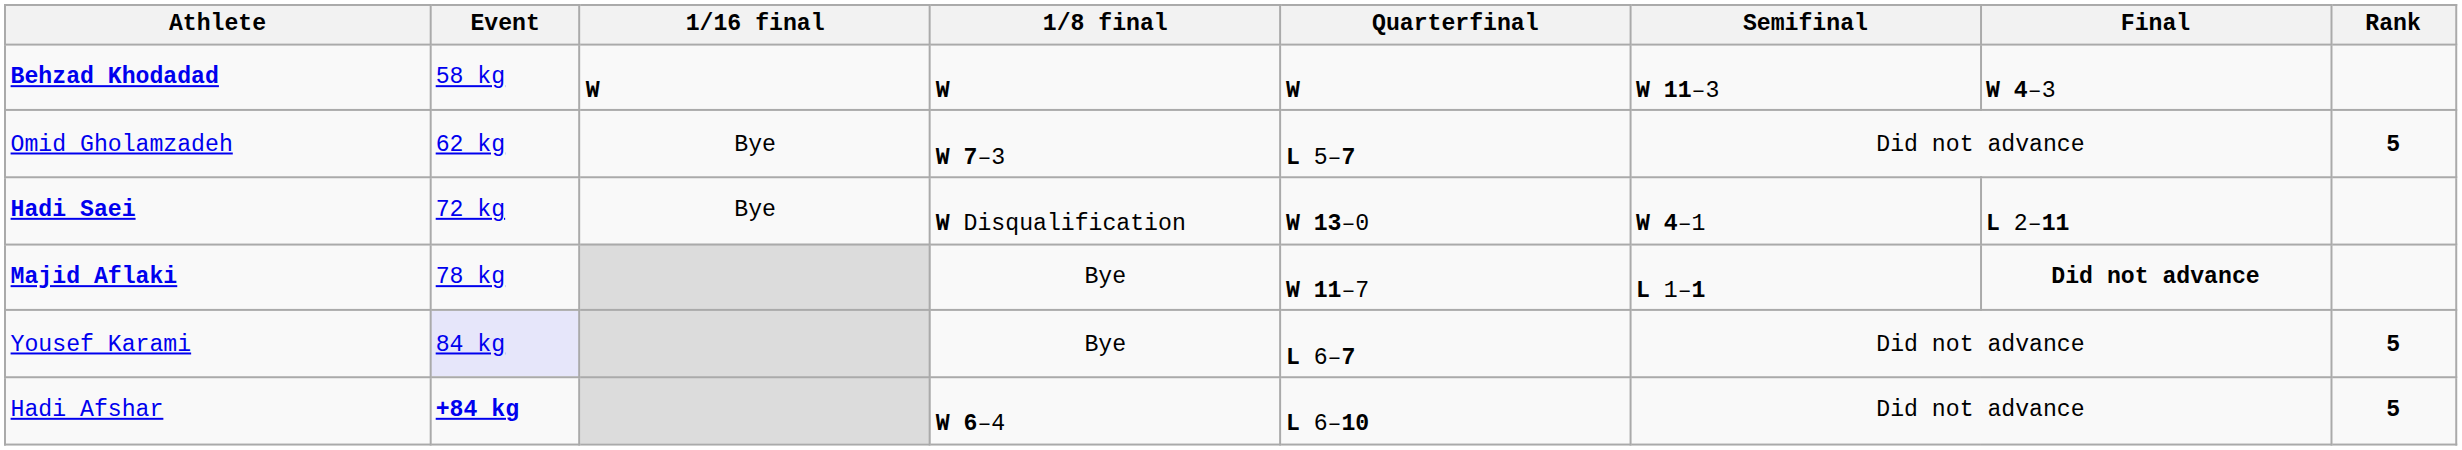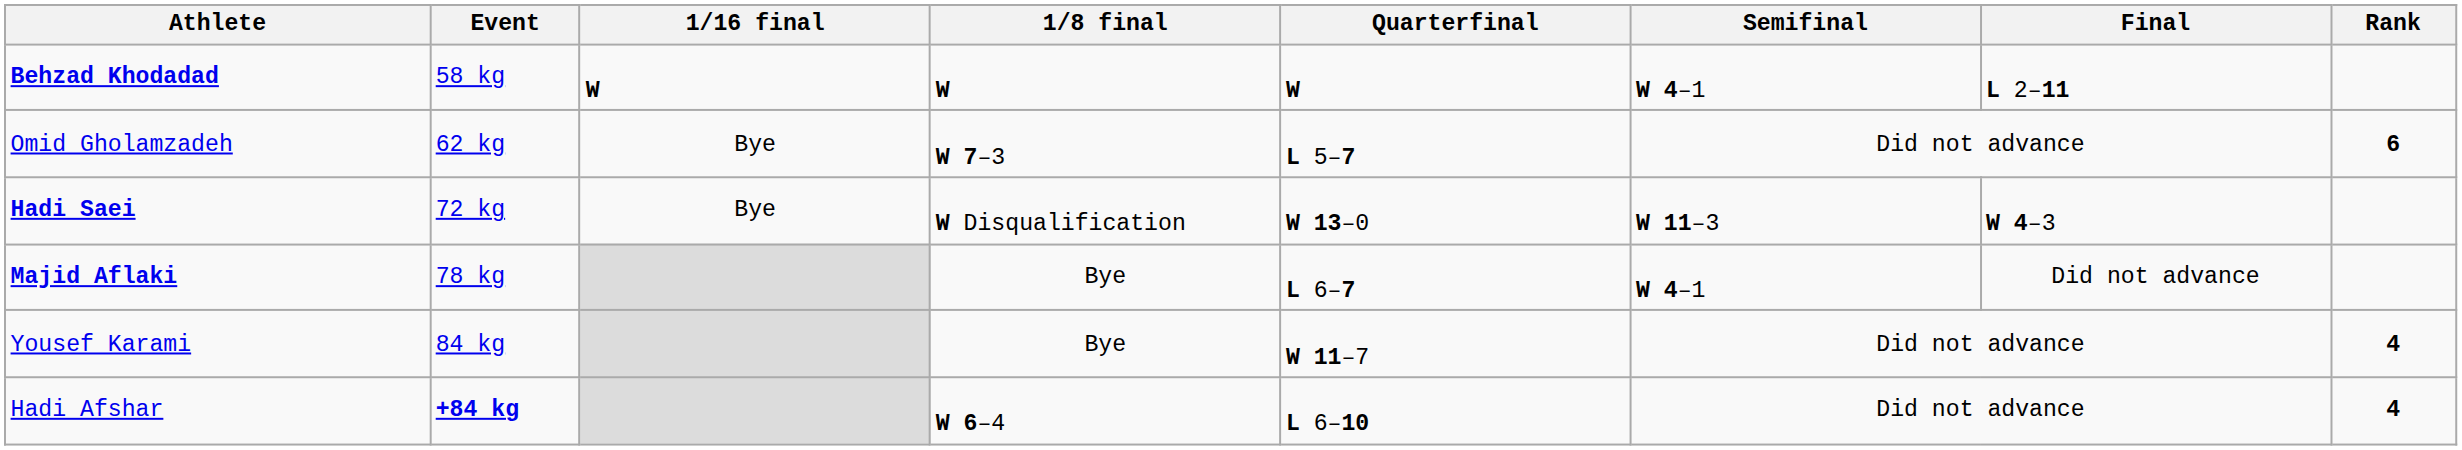(1678, 91) W 11–3 -> (1671, 91) W 4–1
(2021, 91) W 4–3 -> (2028, 91) L 2–11
(2393, 144) 5 -> (2393, 144) 6
(1671, 224) W 4–1 -> (1678, 224) W 11–3
(2028, 224) L 2–11 -> (2021, 224) W 4–3
(1328, 291) W 11–7 -> (1321, 291) L 6–7
(1671, 291) L 1–1 -> (1671, 291) W 4–1
(2156, 277) bold -> (2156, 277) normal
(470, 343) lavender background -> (470, 343) no background
(1321, 357) L 6–7 -> (1328, 357) W 11–7
(2393, 343) 5 -> (2393, 343) 4
(2393, 410) 5 -> (2393, 410) 4
